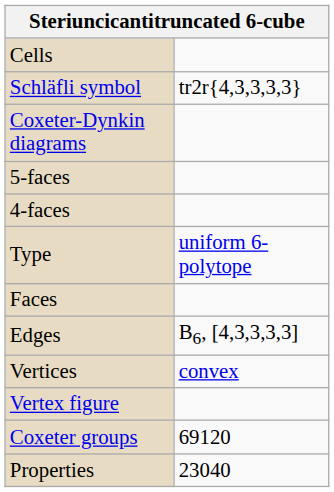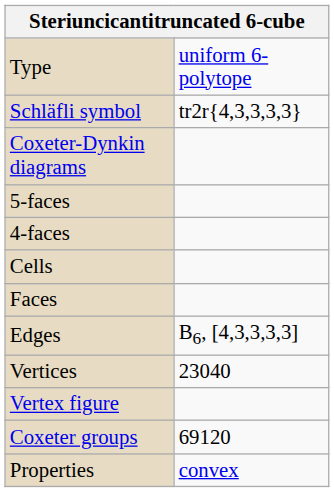rows swapped: (30, 254) <-> (31, 54)
(209, 370) convex -> (205, 370) 23040
(205, 469) 23040 -> (209, 469) convex
